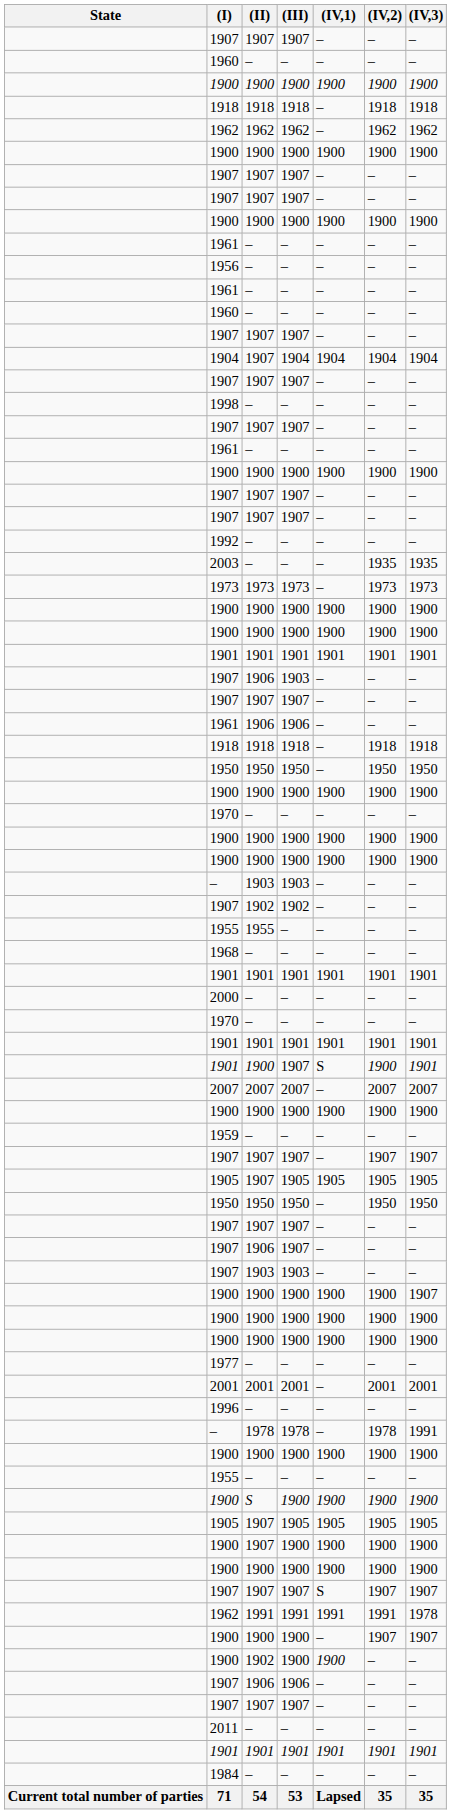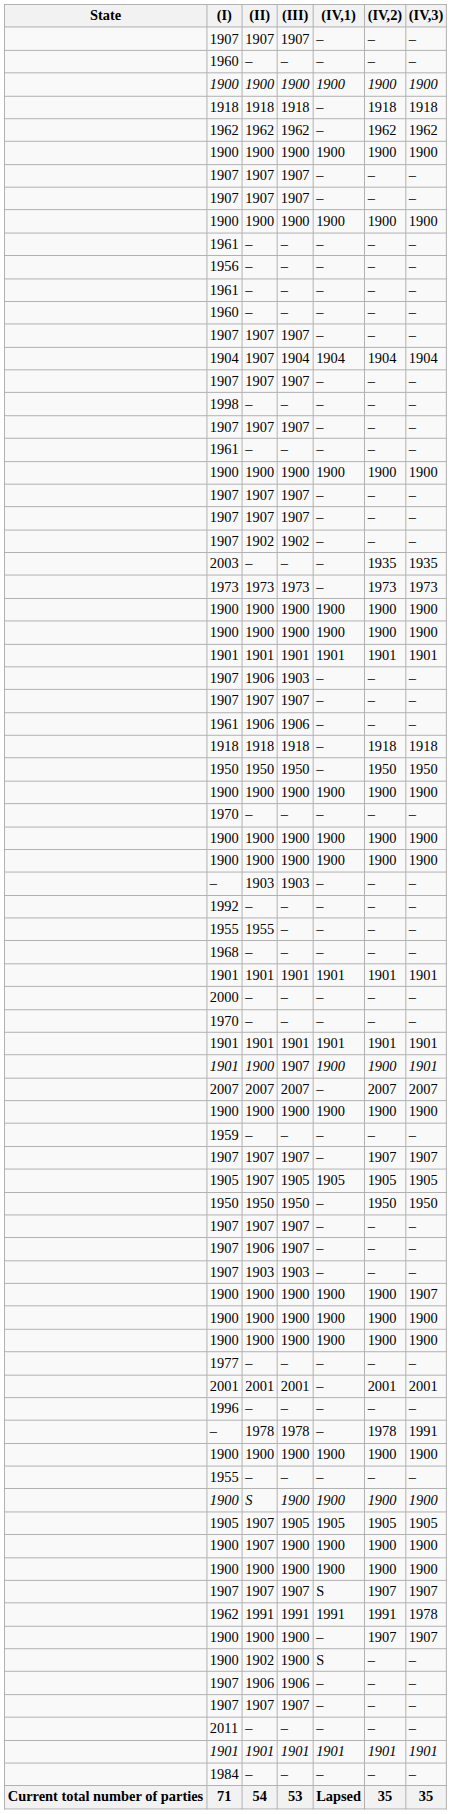rows swapped: (224, 906) <-> (224, 541)
(320, 1066) S -> (331, 1066) 1900
(331, 1660) 1900 -> (320, 1660) S
